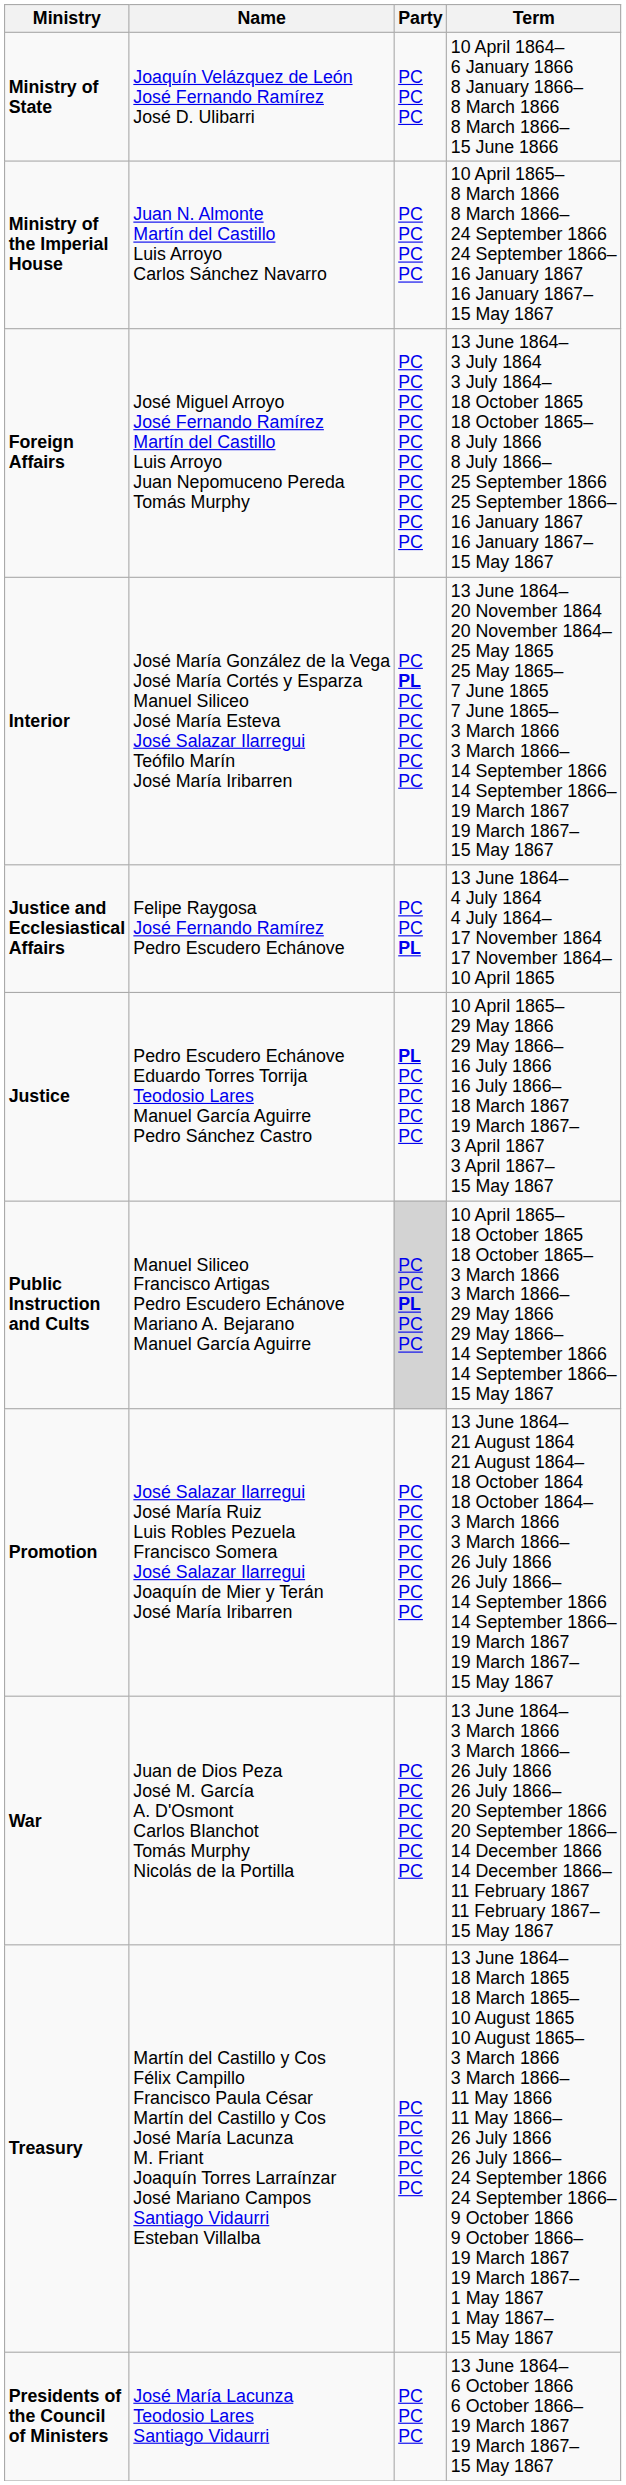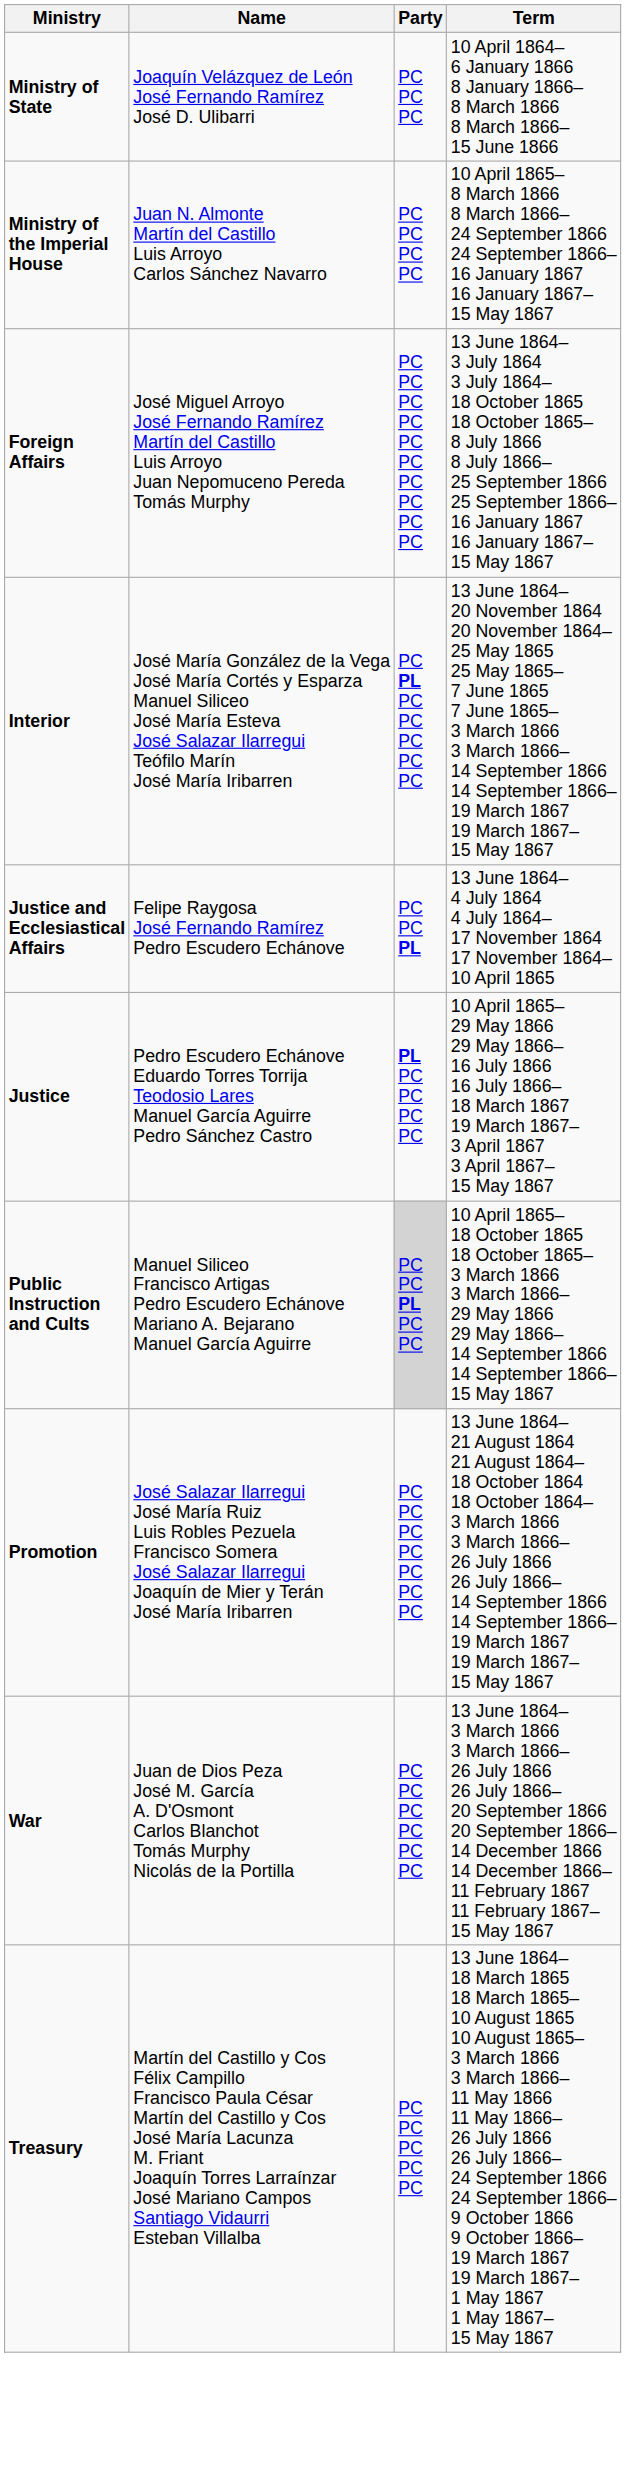- row: (65, 2416)
